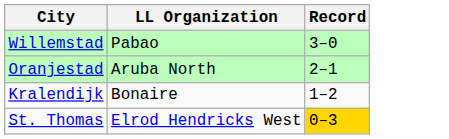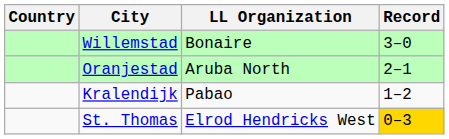+ column: (42, 18)
(135, 43) Pabao -> (219, 43) Bonaire
(144, 95) Bonaire -> (209, 95) Pabao
